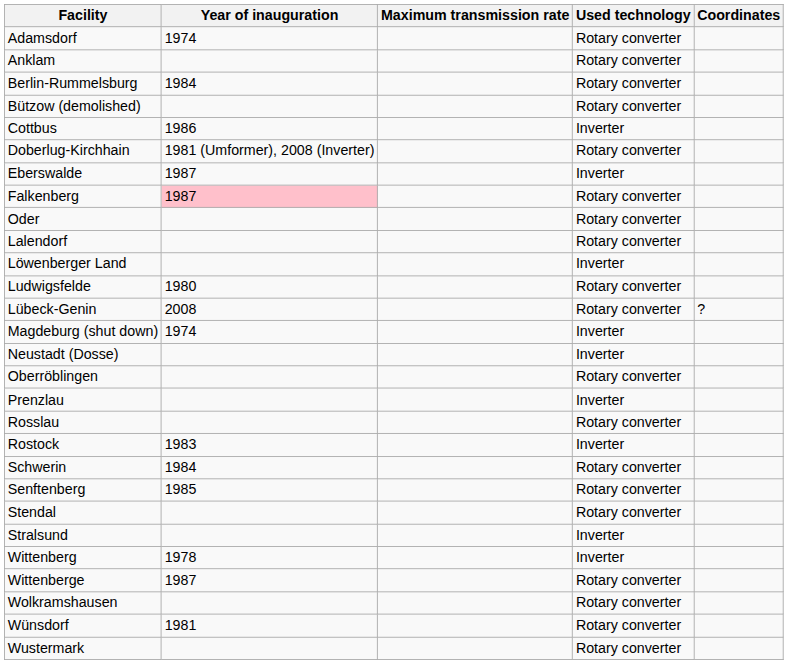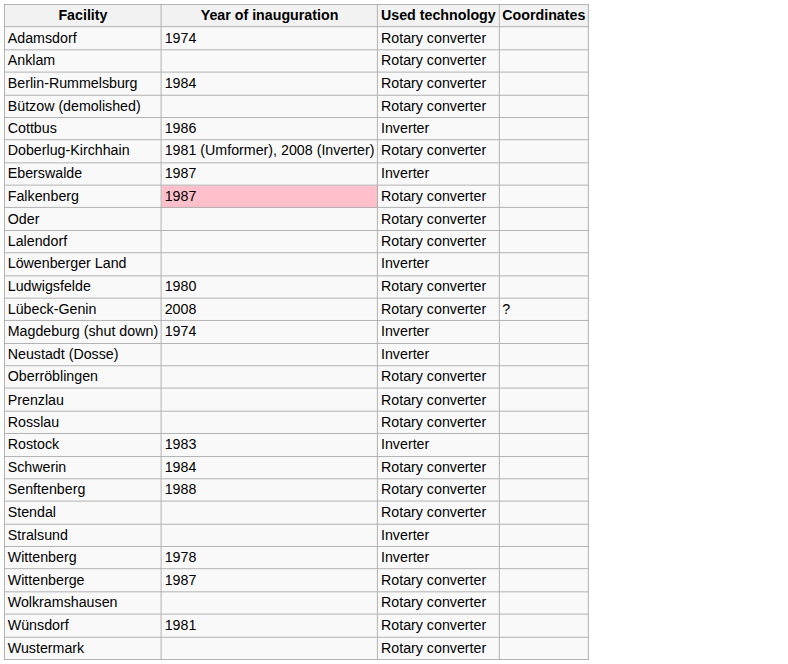- column: (475, 15)
(600, 399) Inverter -> (434, 399) Rotary converter
(181, 490) 1985 -> (181, 490) 1988
